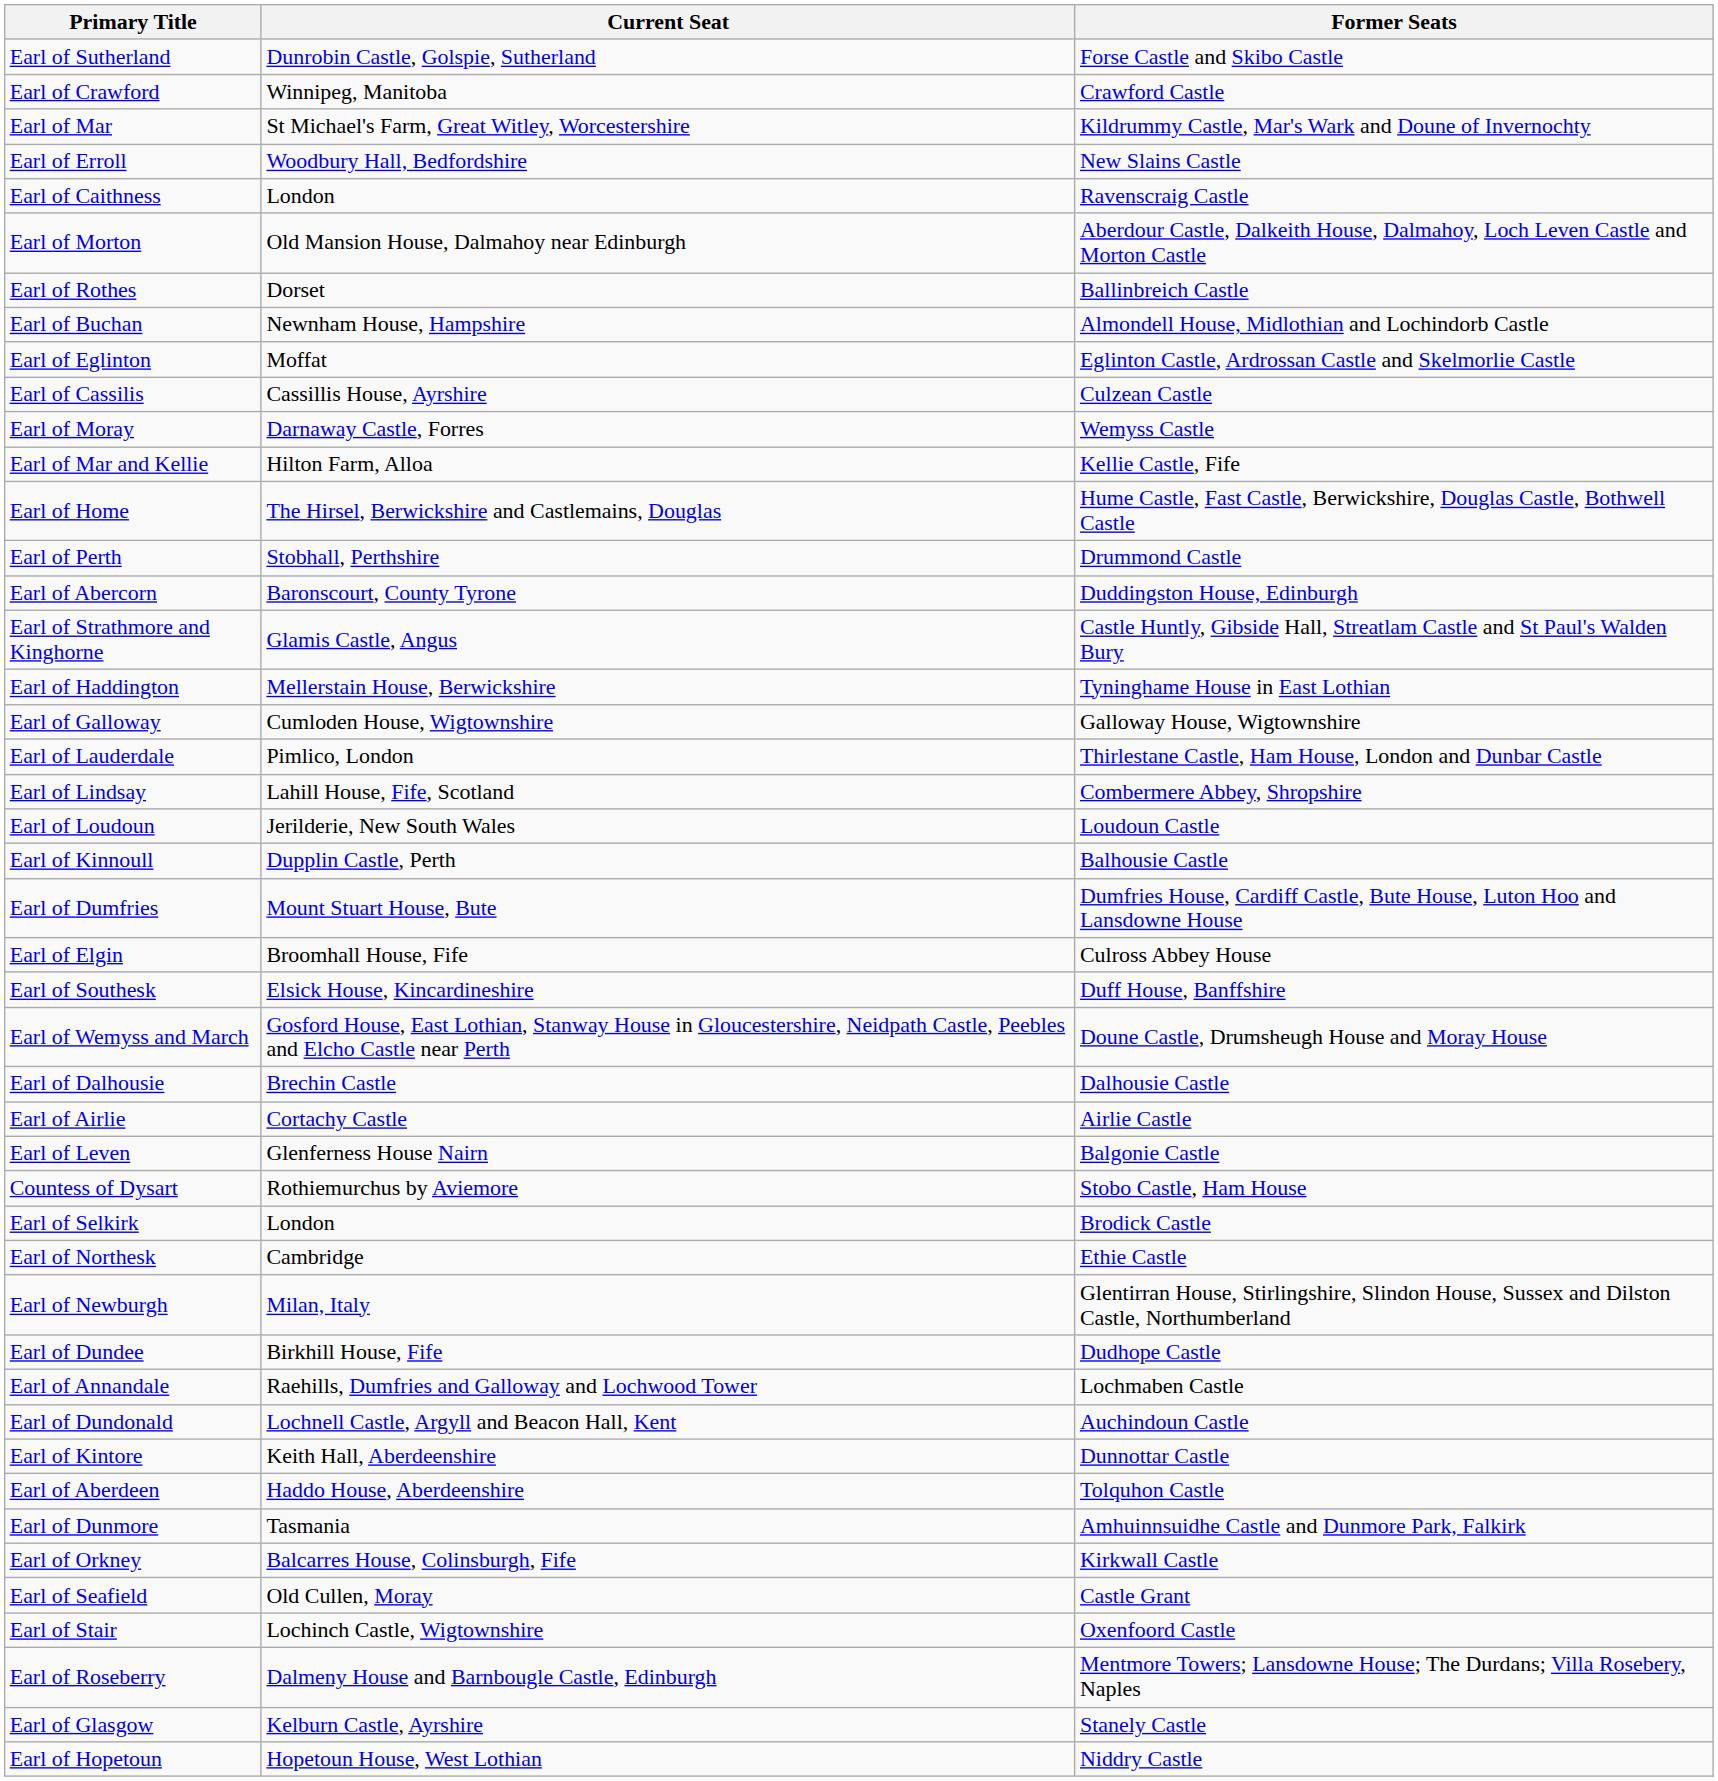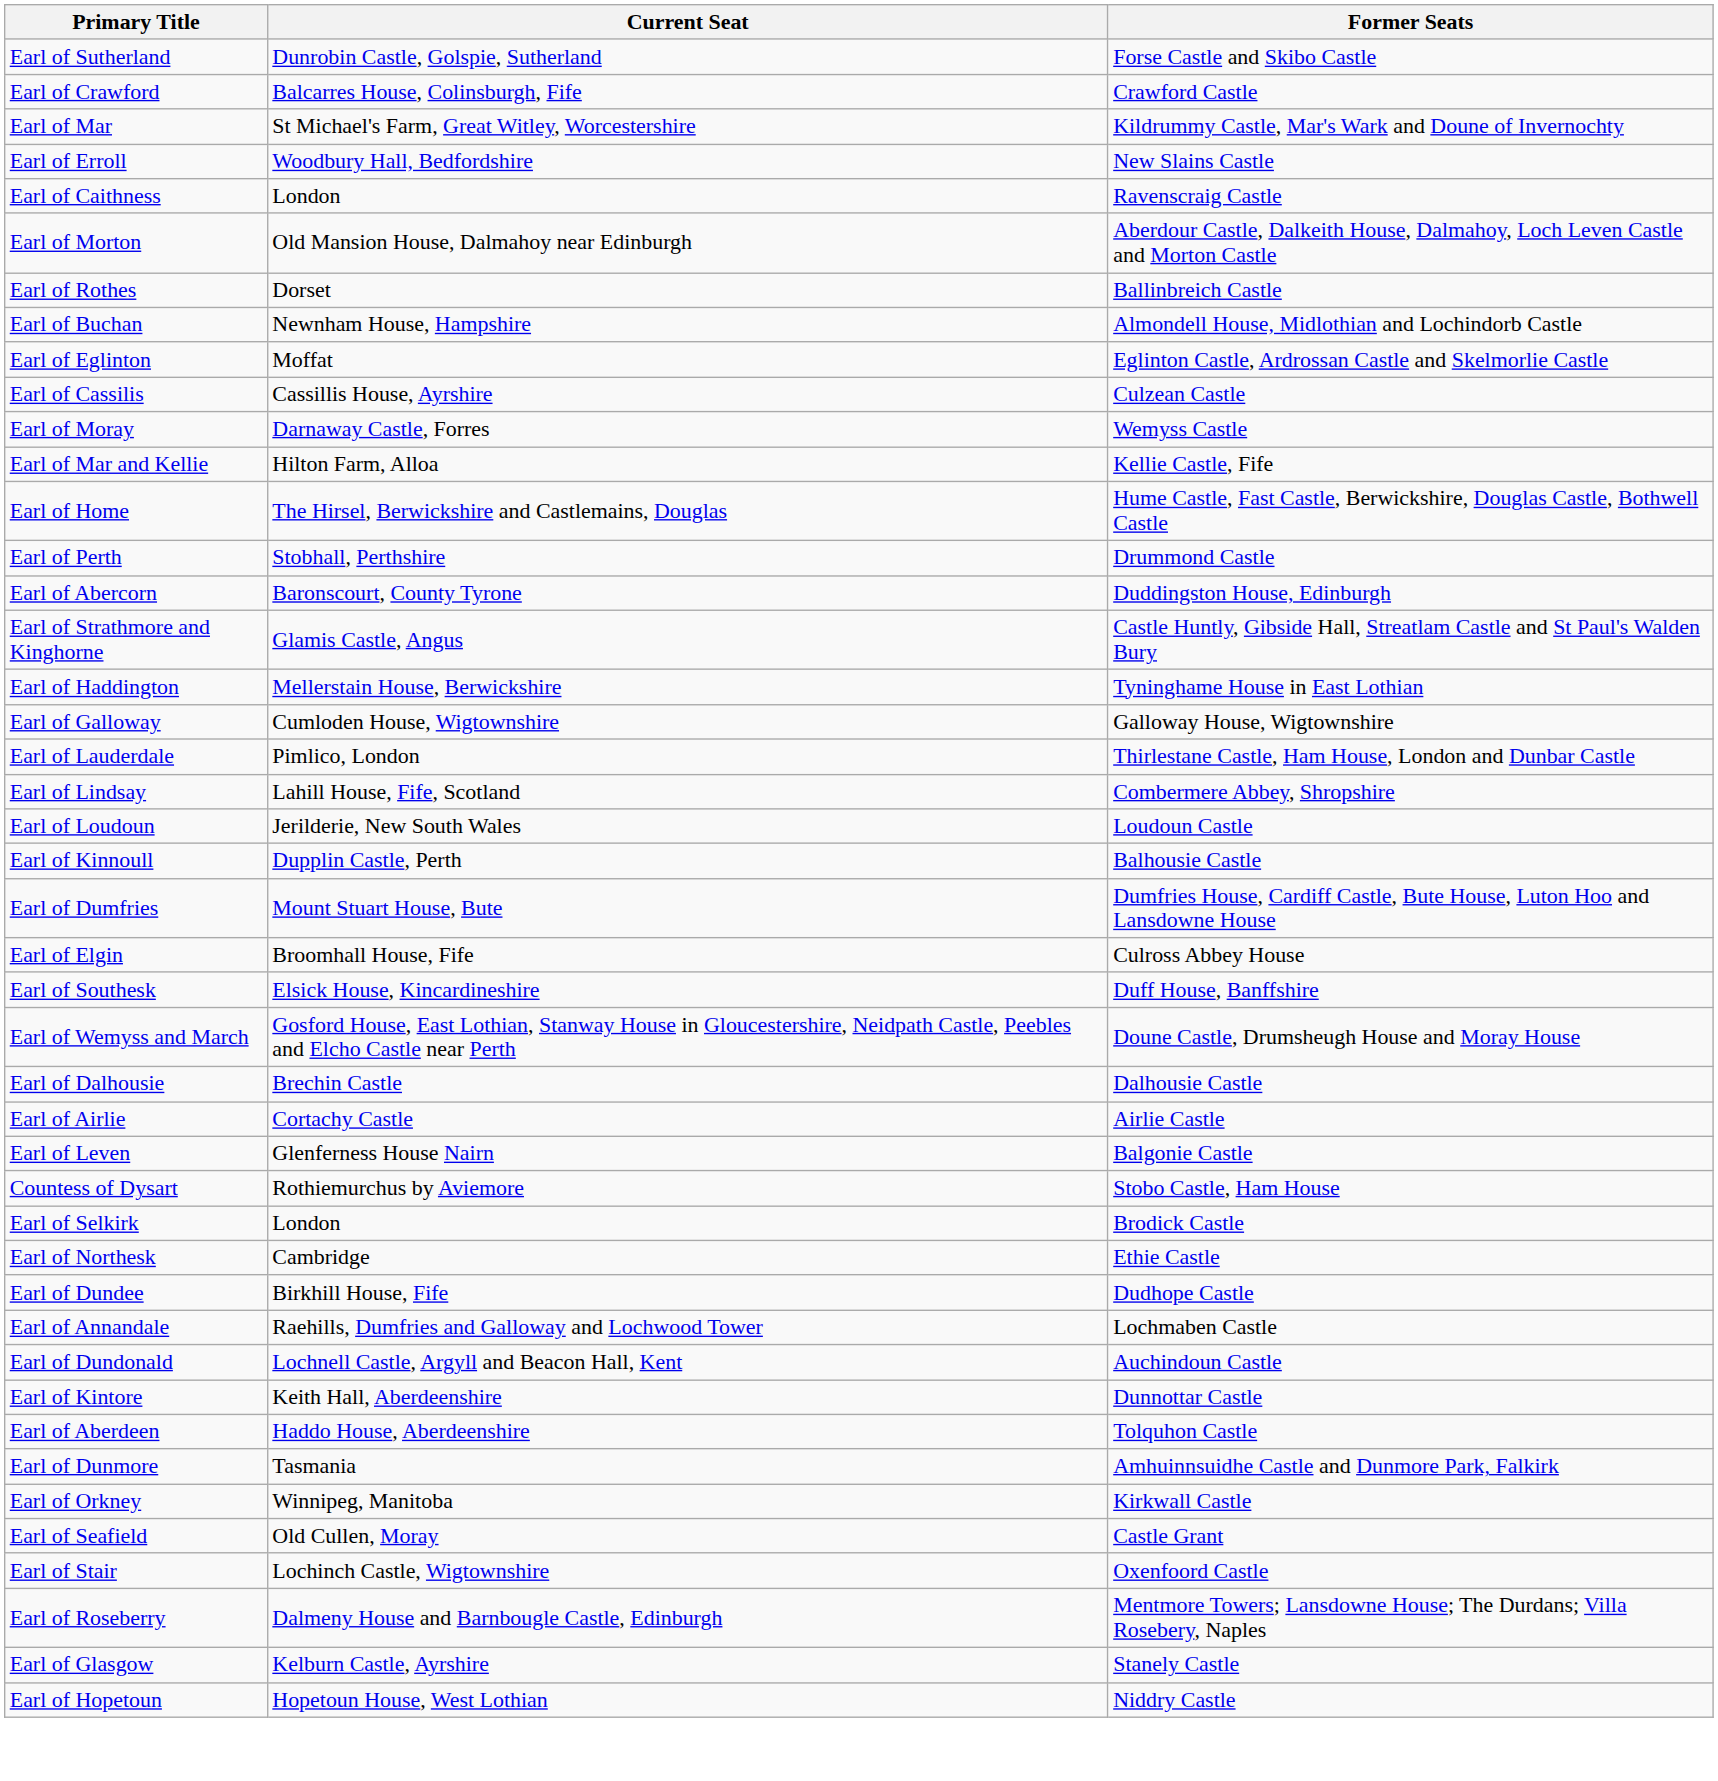(357, 91) Winnipeg, Manitoba -> (427, 91) Balcarres House, Colinsburgh, Fife
- row: (89, 1304)
(421, 1560) Balcarres House, Colinsburgh, Fife -> (363, 1500) Winnipeg, Manitoba
